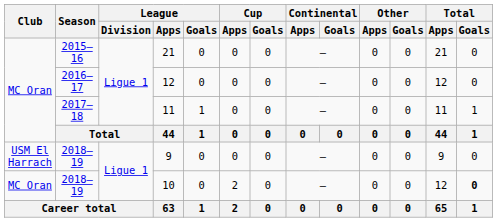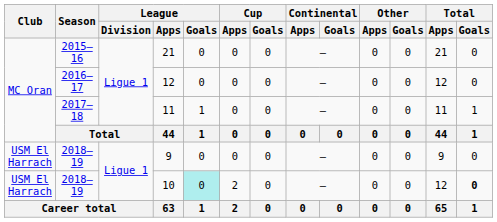(30, 186) MC Oran -> (30, 186) USM El Harrach
(202, 186) no background -> (202, 186) paleturquoise background
